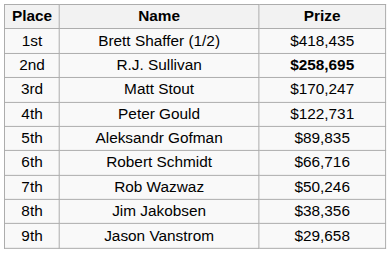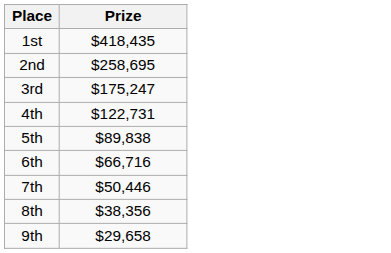- column: (159, 16)
(322, 65) bold -> (123, 65) normal
(322, 89) $170,247 -> (123, 89) $175,247
(322, 138) $89,835 -> (123, 138) $89,838
(322, 187) $50,246 -> (123, 187) $50,446
